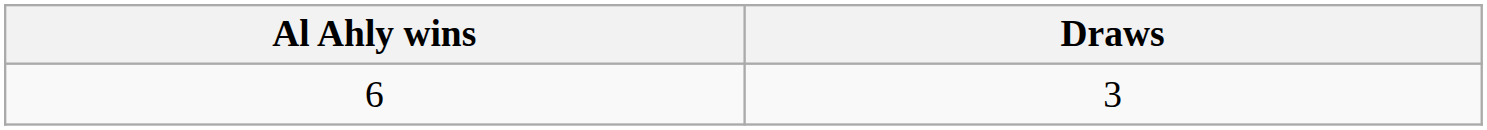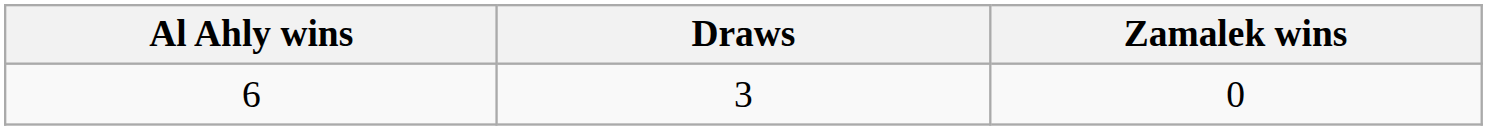+ column: (1236, 34)
